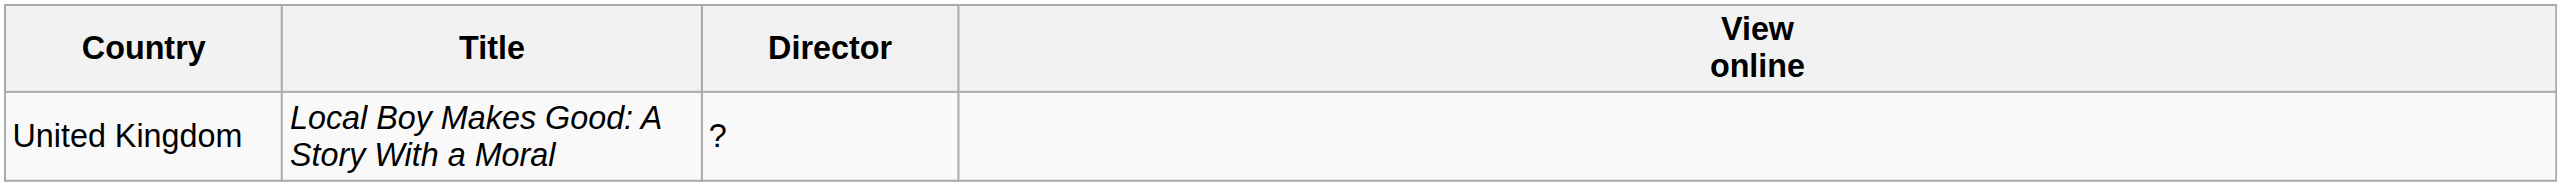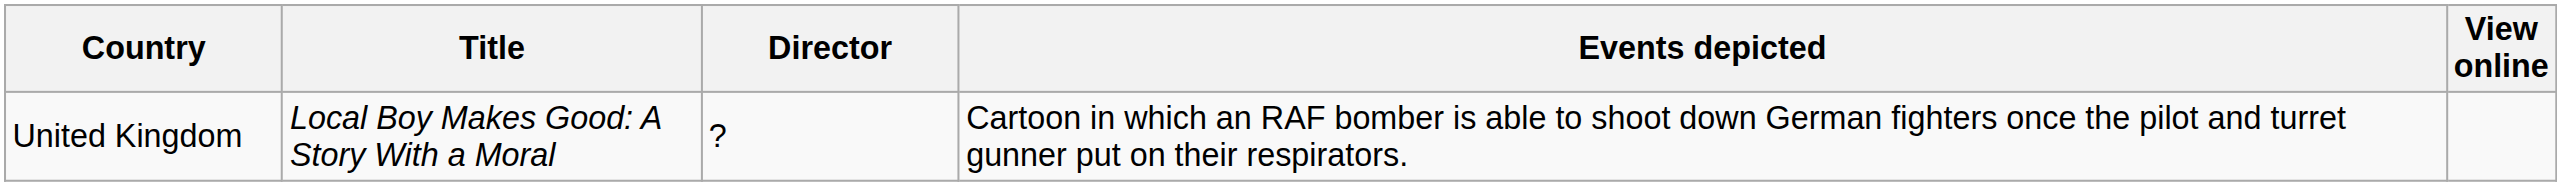+ column: (1702, 48)
